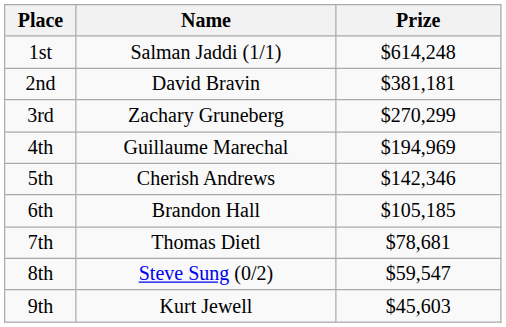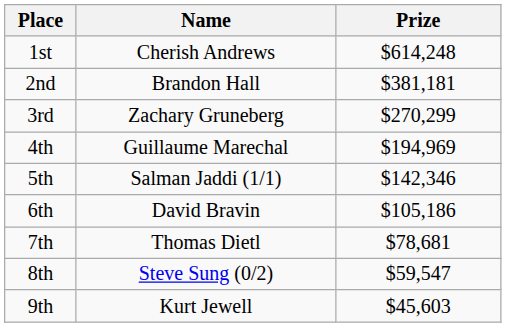(206, 52) Salman Jaddi (1/1) -> (206, 52) Cherish Andrews
(206, 83) David Bravin -> (206, 83) Brandon Hall
(206, 178) Cherish Andrews -> (206, 178) Salman Jaddi (1/1)
(206, 210) Brandon Hall -> (206, 210) David Bravin
(418, 210) $105,185 -> (418, 210) $105,186
